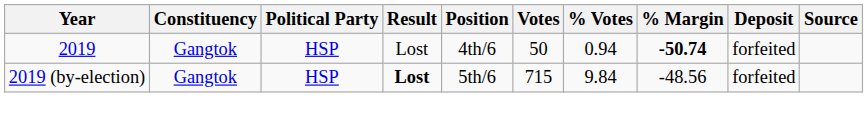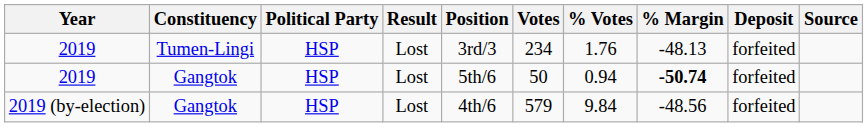+ row: (77, 48)
(477, 48) 4th/6 -> (477, 77) 5th/6
(412, 77) bold -> (412, 106) normal
(477, 77) 5th/6 -> (477, 106) 4th/6
(538, 77) 715 -> (538, 106) 579
